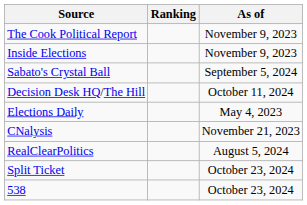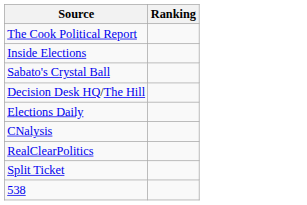- column: (251, 14)
